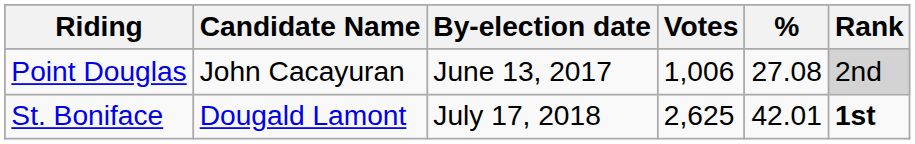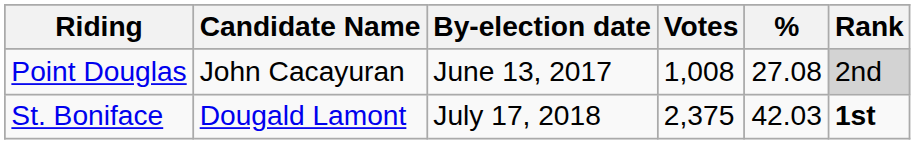(699, 71) 1,006 -> (699, 71) 1,008
(699, 116) 2,625 -> (699, 116) 2,375
(787, 116) 42.01 -> (787, 116) 42.03
